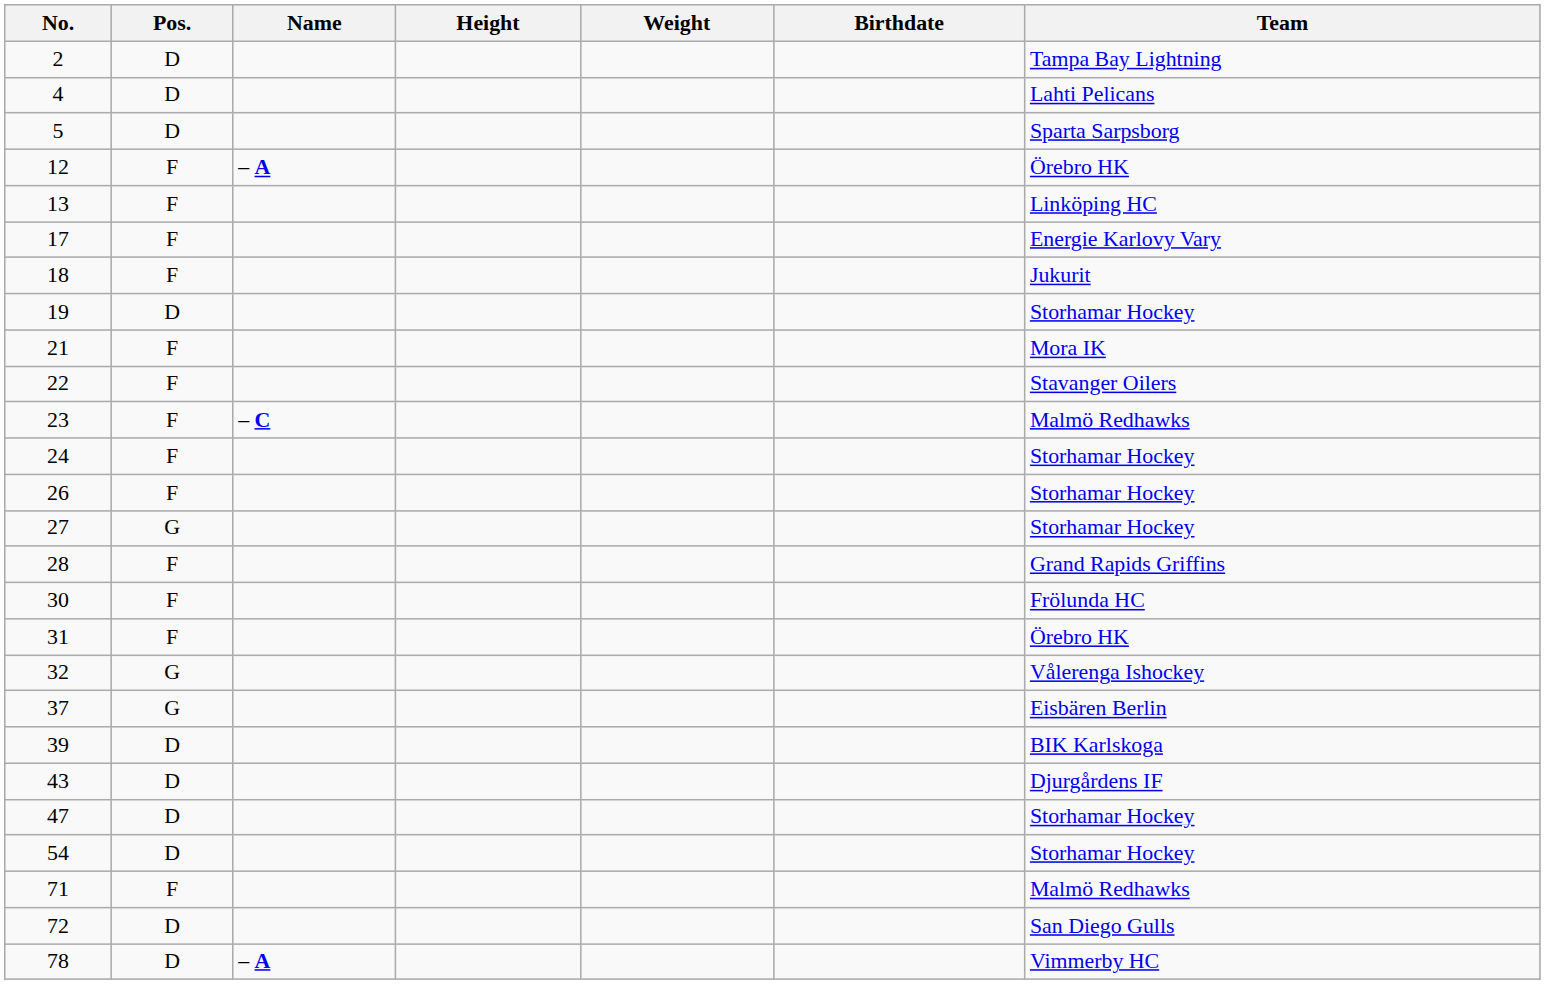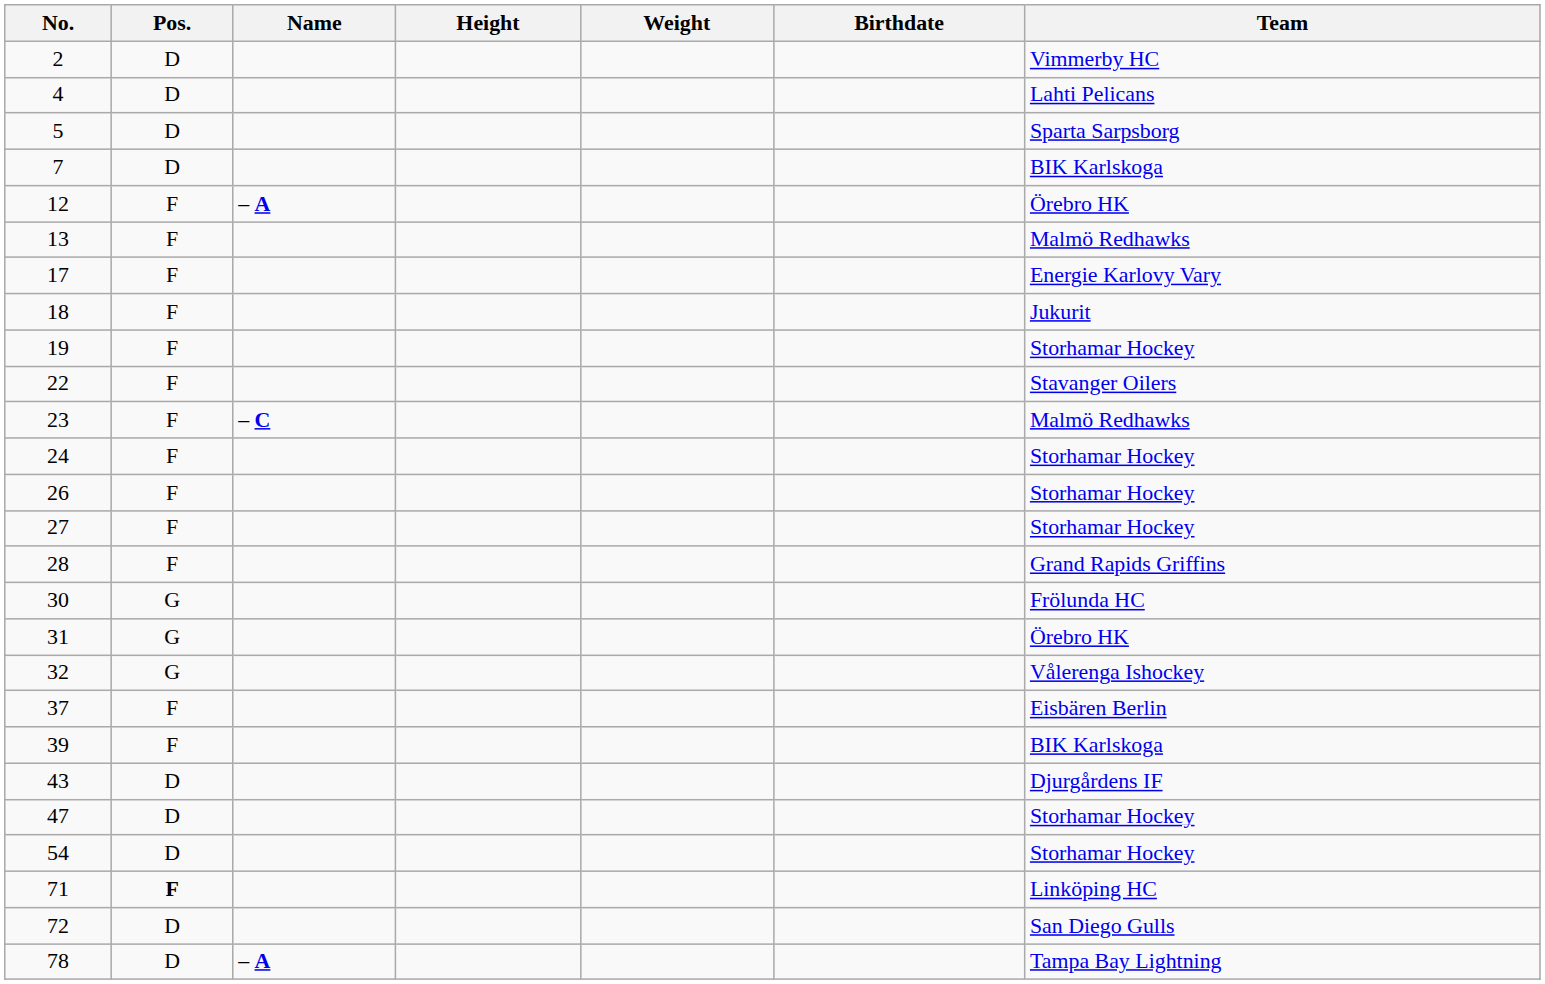(1126, 59) Tampa Bay Lightning -> (1095, 59) Vimmerby HC
+ row: (58, 167)
(1093, 203) Linköping HC -> (1110, 239) Malmö Redhawks
(172, 311) D -> (172, 347) F
- row: (58, 347)
(172, 528) G -> (172, 528) F
(172, 600) F -> (172, 600) G
(172, 636) F -> (172, 636) G
(172, 708) G -> (172, 708) F
(172, 744) D -> (172, 744) F
(172, 889) normal -> (172, 889) bold
(1110, 889) Malmö Redhawks -> (1093, 889) Linköping HC
(1095, 961) Vimmerby HC -> (1126, 961) Tampa Bay Lightning
